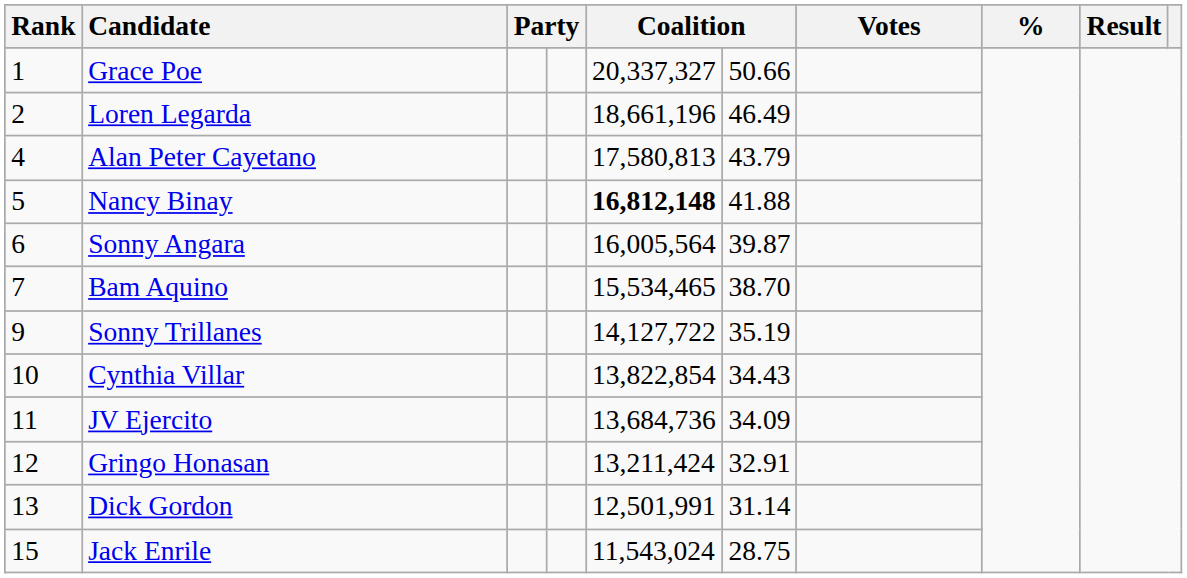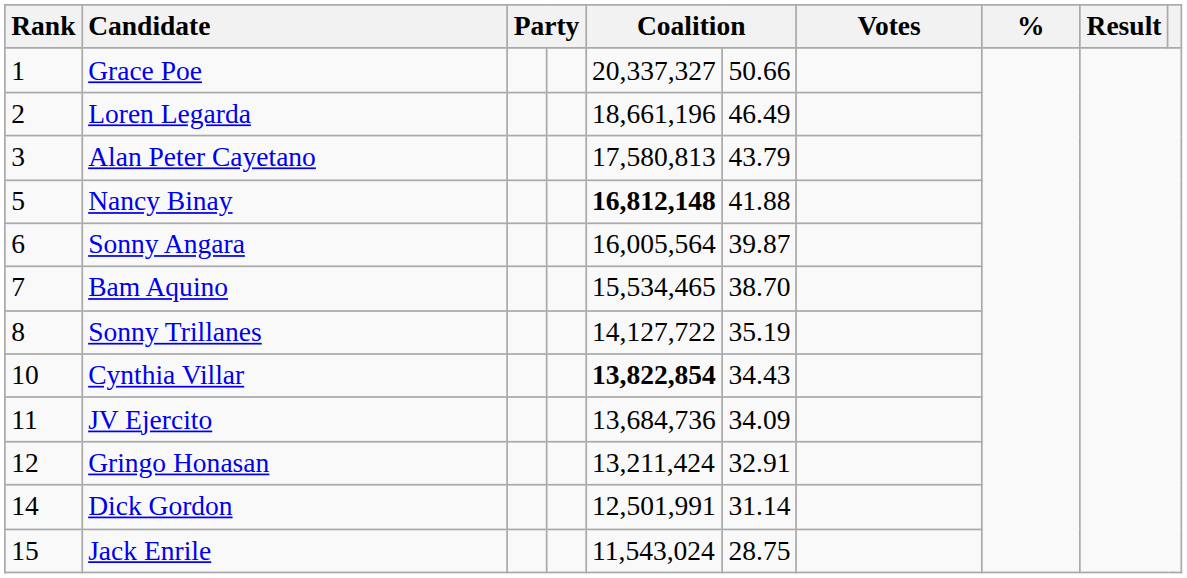(18, 157) 4 -> (18, 157) 3
(18, 331) 9 -> (18, 331) 8
(654, 375) normal -> (654, 375) bold
(25, 506) 13 -> (25, 506) 14
